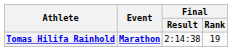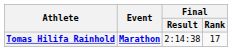(215, 39) 19 -> (215, 39) 17
